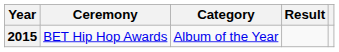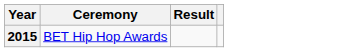- column: (226, 15)
